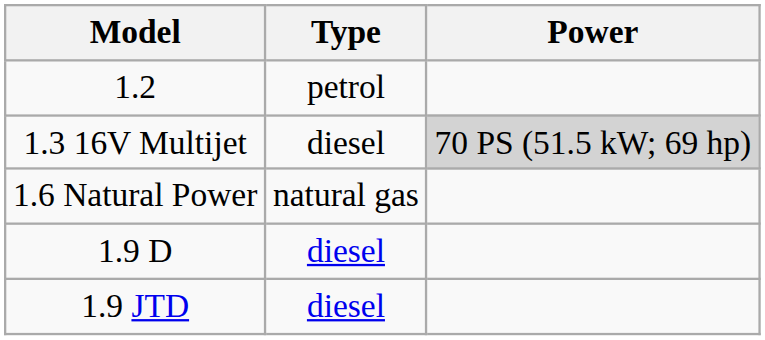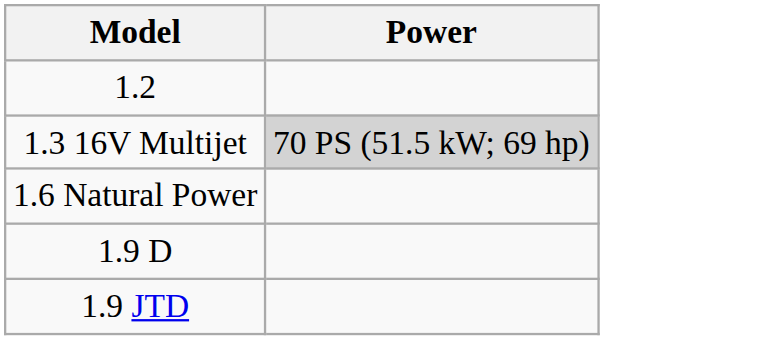- column: (346, 31)
